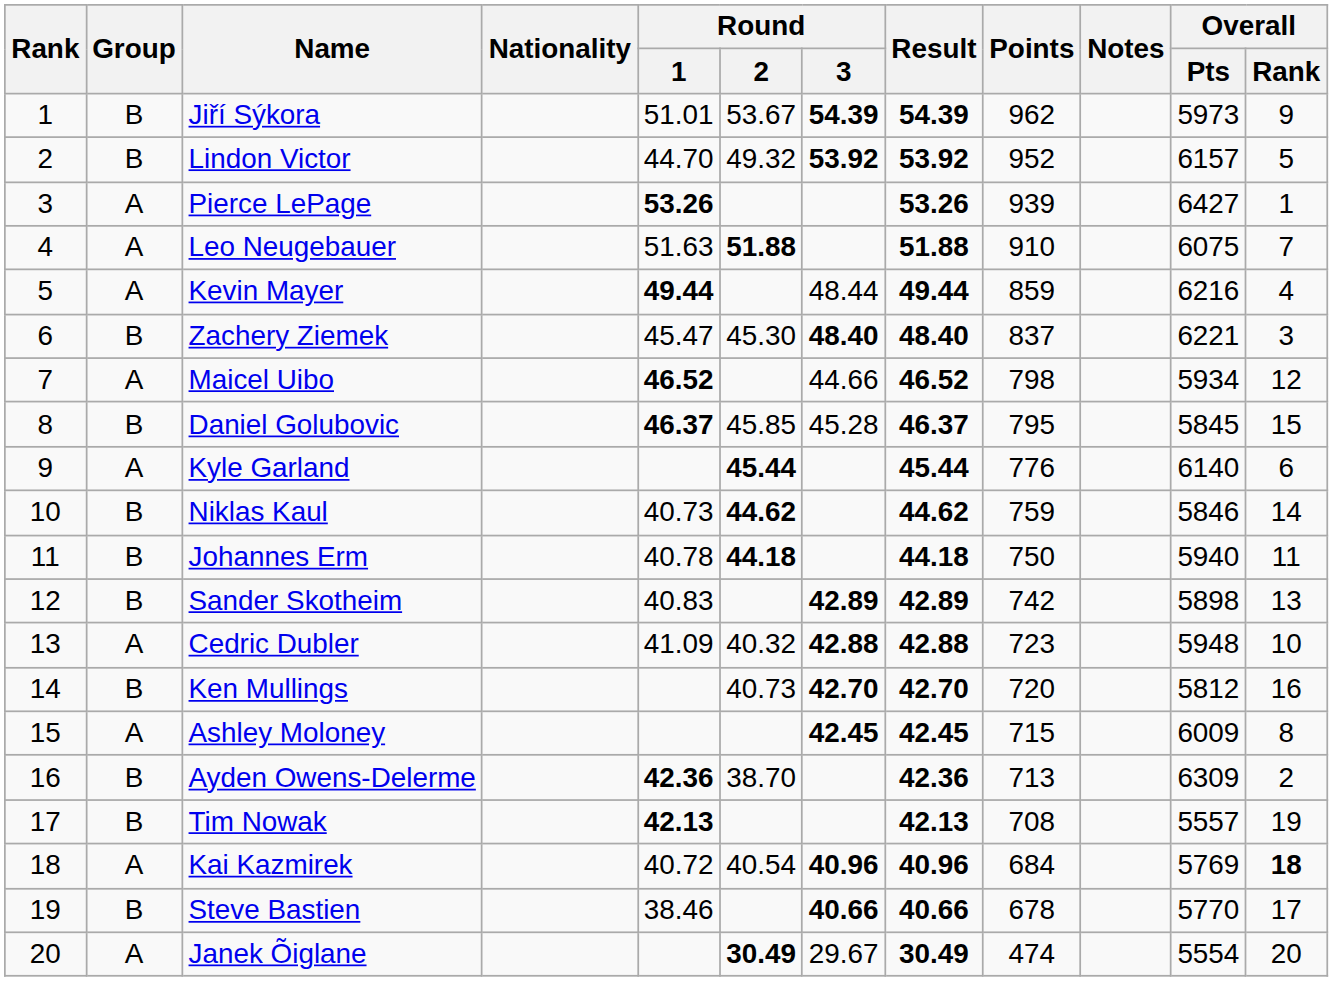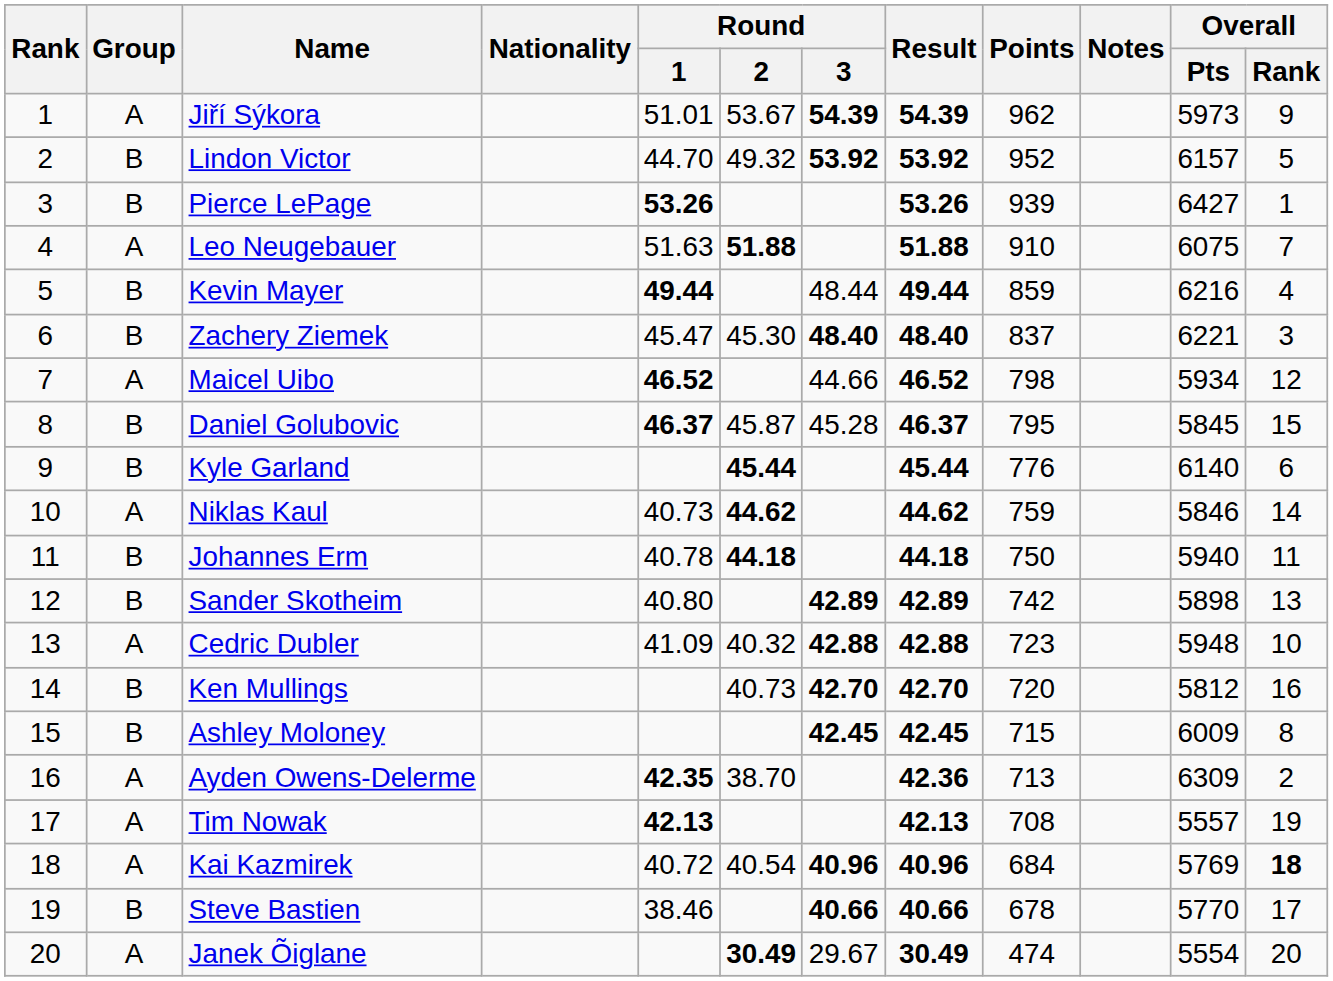(134, 114) B -> (134, 114) A
(134, 203) A -> (134, 203) B
(134, 291) A -> (134, 291) B
(761, 423) 45.85 -> (761, 423) 45.87
(134, 468) A -> (134, 468) B
(134, 512) B -> (134, 512) A
(679, 600) 40.83 -> (679, 600) 40.80
(134, 733) A -> (134, 733) B
(134, 777) B -> (134, 777) A
(679, 777) 42.36 -> (679, 777) 42.35
(134, 821) B -> (134, 821) A
